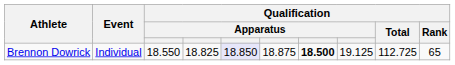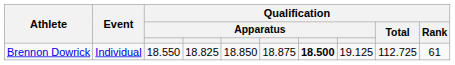(241, 52) lavender background -> (241, 52) no background
(435, 52) 65 -> (435, 52) 61
